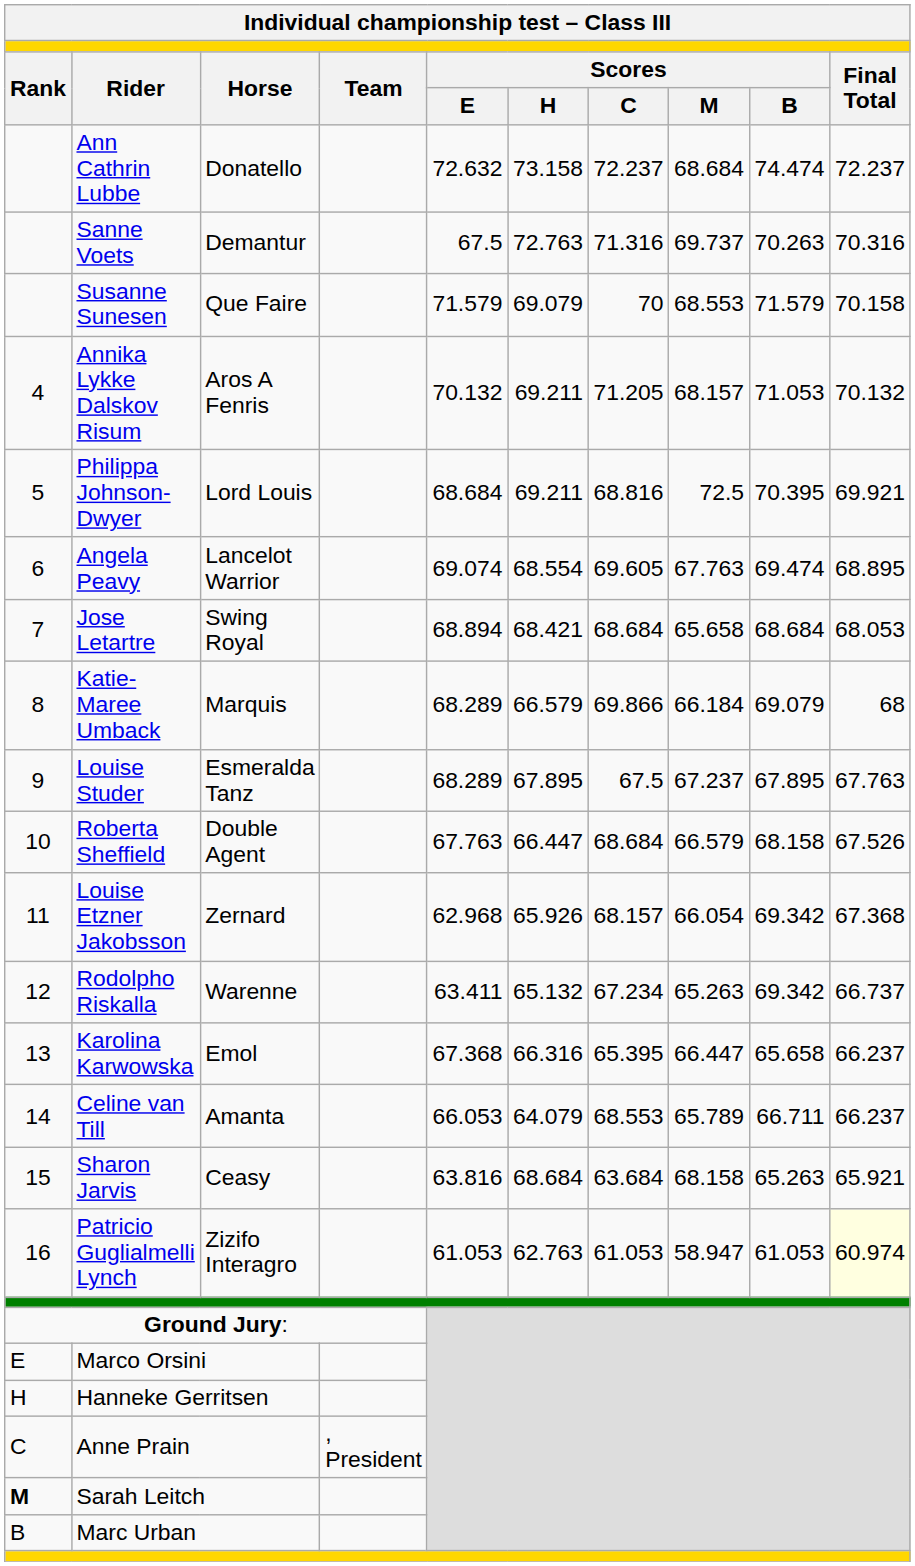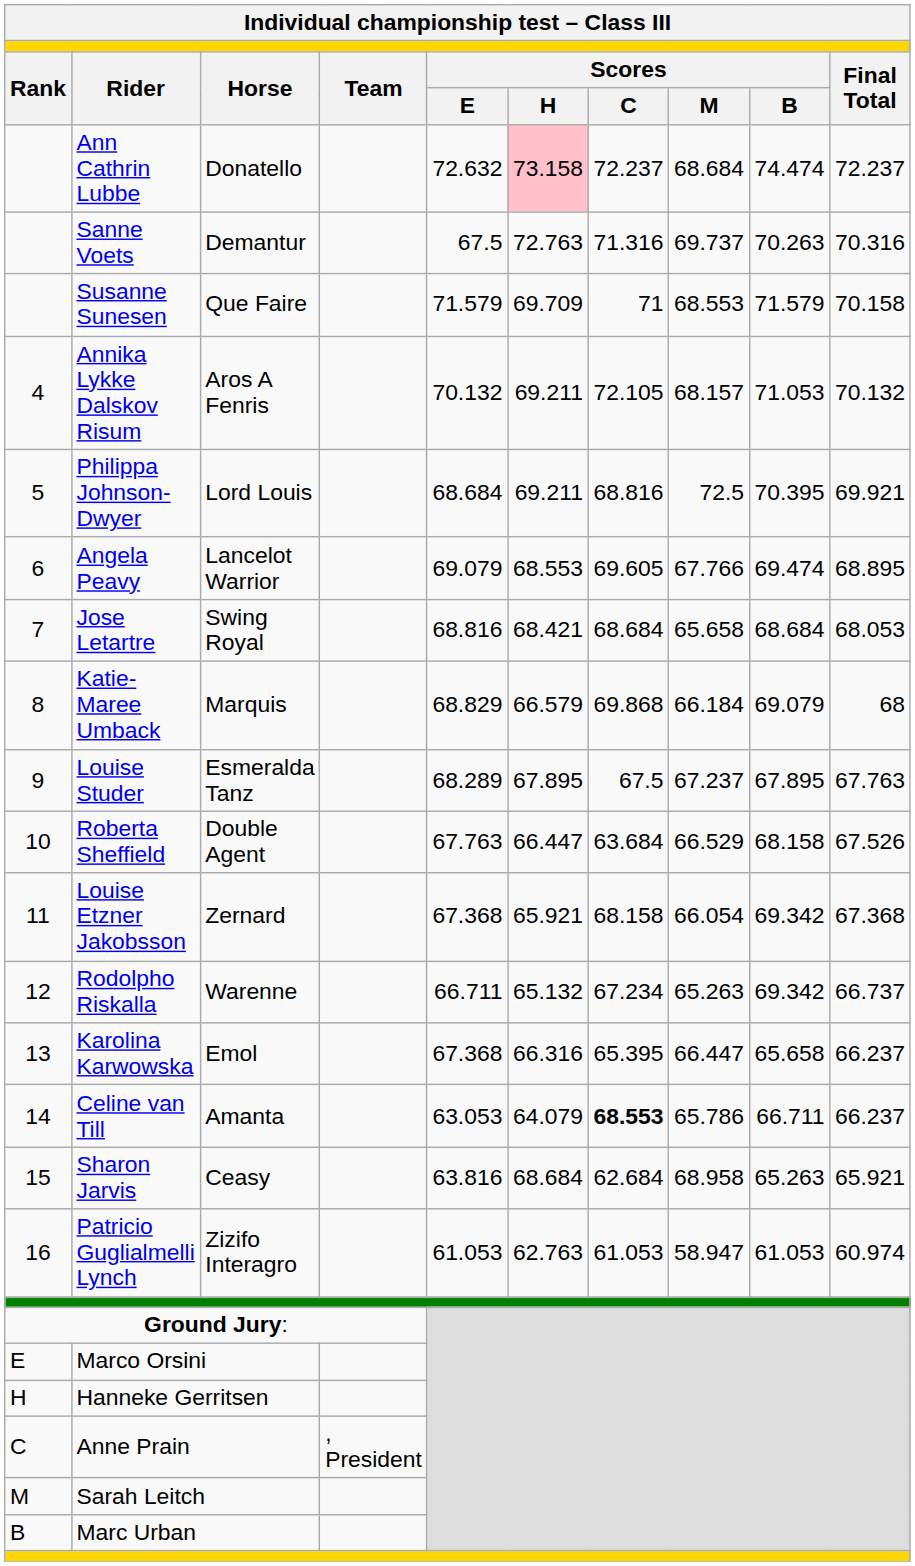(548, 167) no background -> (548, 167) pink background
(548, 304) 69.079 -> (548, 304) 69.709
(651, 304) 70 -> (651, 304) 71
(628, 392) 71.205 -> (628, 392) 72.105
(467, 568) 69.074 -> (467, 568) 69.079
(548, 568) 68.554 -> (548, 568) 68.553
(709, 568) 67.763 -> (709, 568) 67.766
(467, 630) 68.894 -> (467, 630) 68.816
(467, 704) 68.289 -> (467, 704) 68.829
(628, 704) 69.866 -> (628, 704) 69.868
(628, 841) 68.684 -> (628, 841) 63.684
(709, 841) 66.579 -> (709, 841) 66.529
(467, 916) 62.968 -> (467, 916) 67.368
(548, 916) 65.926 -> (548, 916) 65.921
(628, 916) 68.157 -> (628, 916) 68.158
(468, 991) 63.411 -> (468, 991) 66.711
(467, 1115) 66.053 -> (467, 1115) 63.053
(628, 1115) normal -> (628, 1115) bold
(709, 1115) 65.789 -> (709, 1115) 65.786
(628, 1177) 63.684 -> (628, 1177) 62.684
(709, 1177) 68.158 -> (709, 1177) 68.958
(870, 1252) lightyellow background -> (870, 1252) no background
(20, 1496) bold -> (20, 1496) normal
